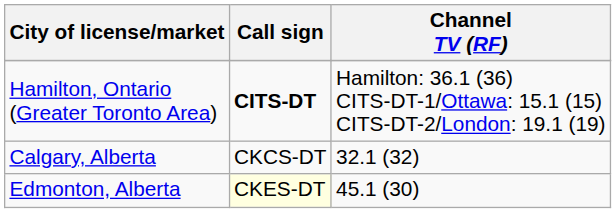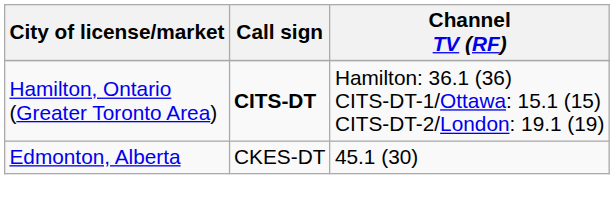- row: (83, 157)
(280, 190) lightyellow background -> (280, 157) no background
